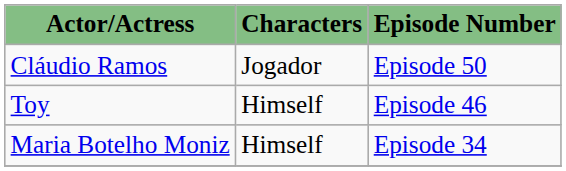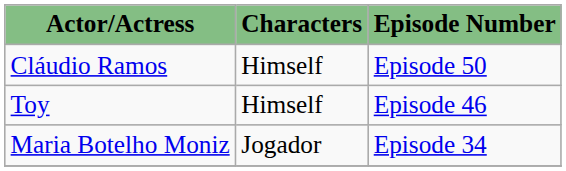(281, 64) Jogador -> (282, 64) Himself
(282, 144) Himself -> (281, 144) Jogador
